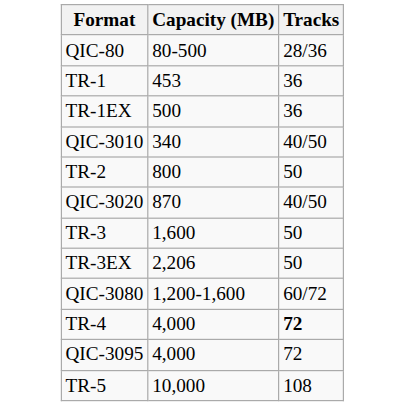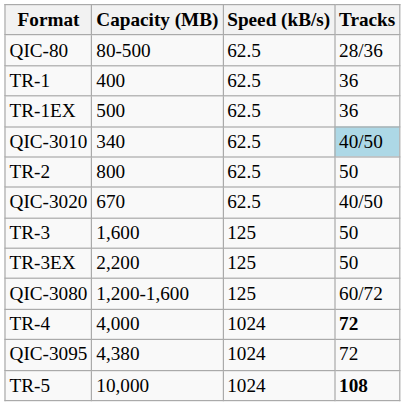+ column: (279, 19)
(167, 80) 453 -> (111, 80) 400
(305, 141) no background -> (361, 141) lightblue background
(167, 202) 870 -> (111, 202) 670
(174, 263) 2,206 -> (118, 263) 2,200
(174, 354) 4,000 -> (118, 354) 4,380
(298, 385) normal -> (353, 385) bold
